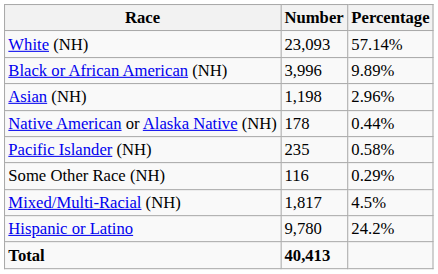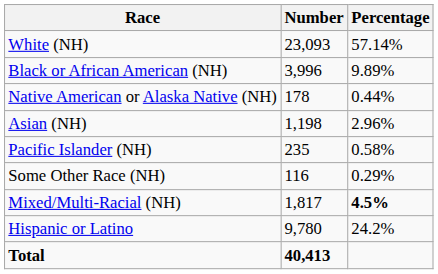rows swapped: (143, 123) <-> (47, 96)
(369, 202) normal -> (370, 202) bold
